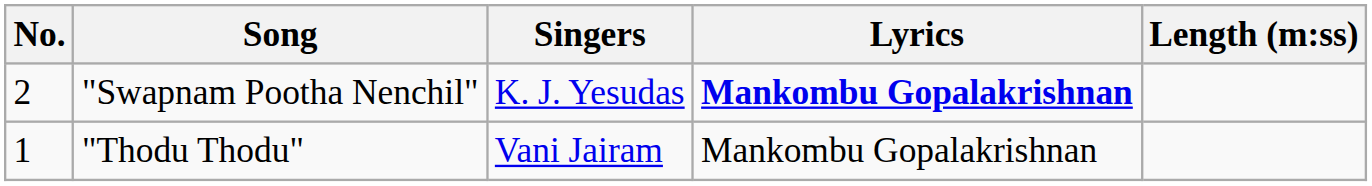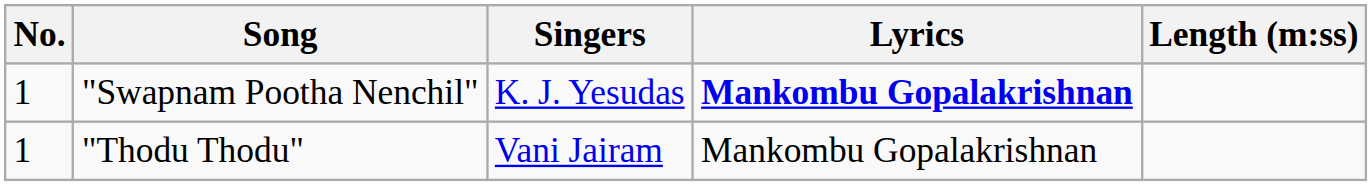(22, 92) 2 -> (22, 92) 1
